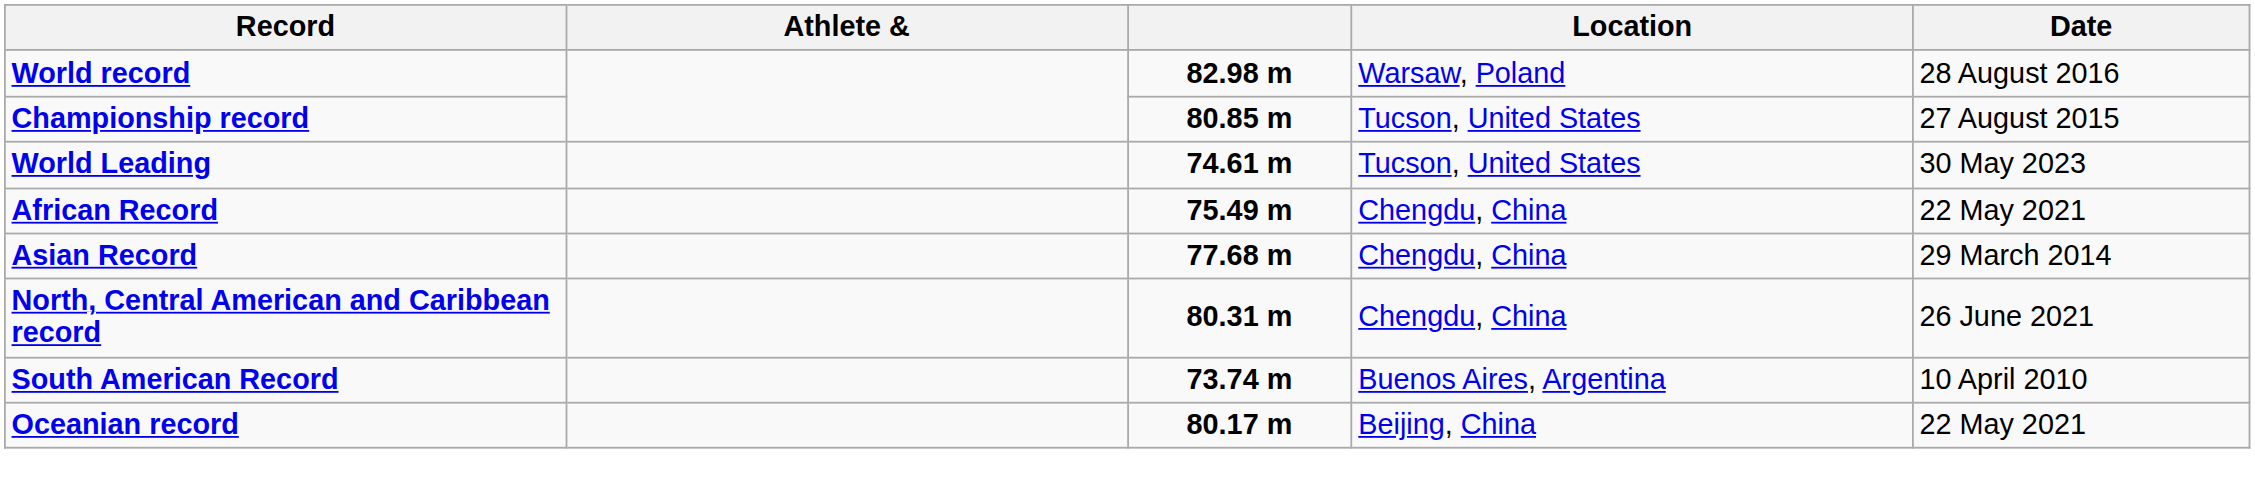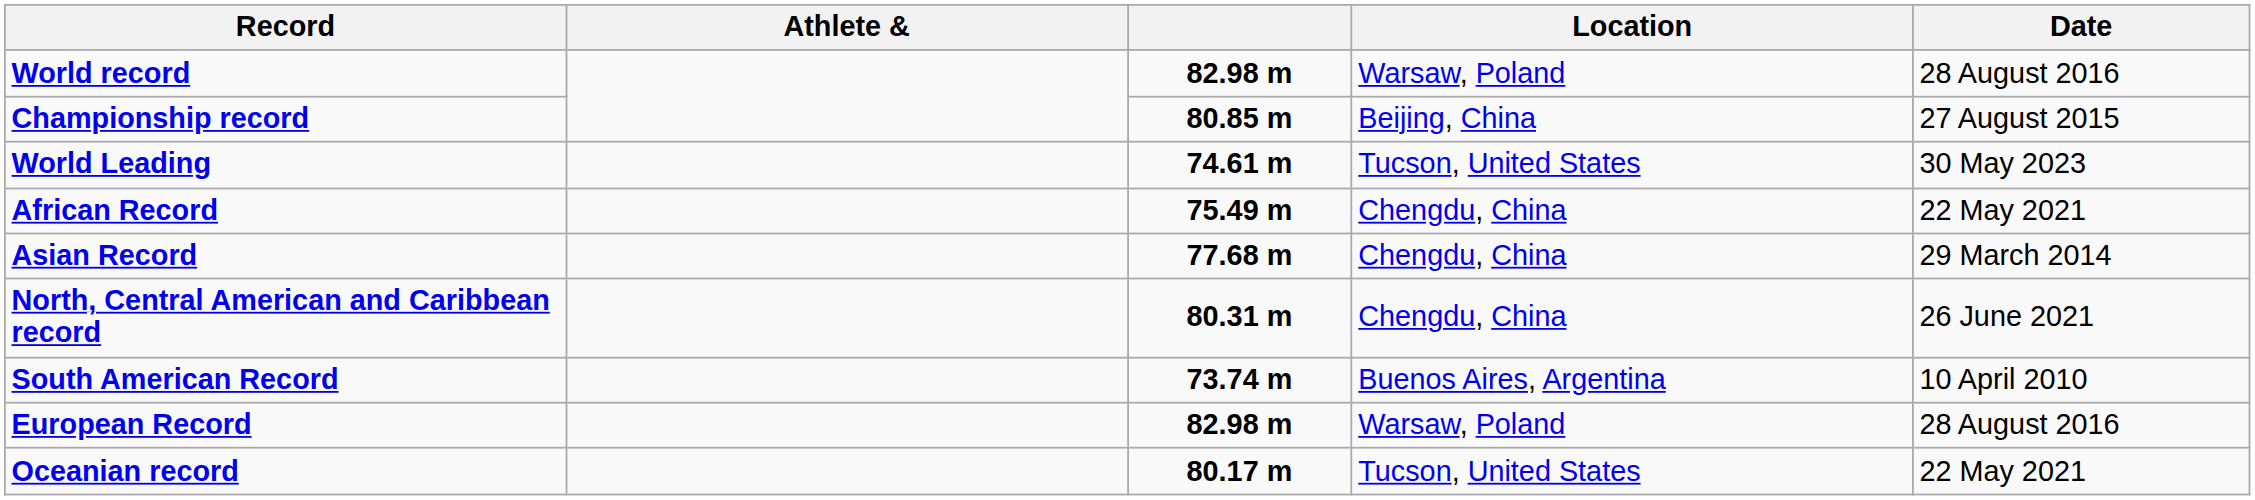(1499, 118) Tucson, United States -> (1447, 118) Beijing, China
+ row: (132, 425)
(1447, 425) Beijing, China -> (1499, 470) Tucson, United States
